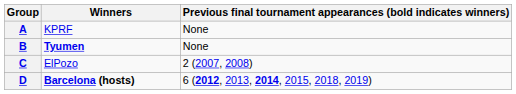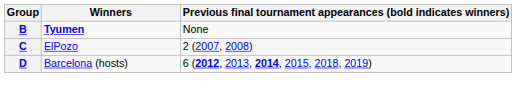- row: (23, 30)
(89, 81) bold -> (86, 64) normal
